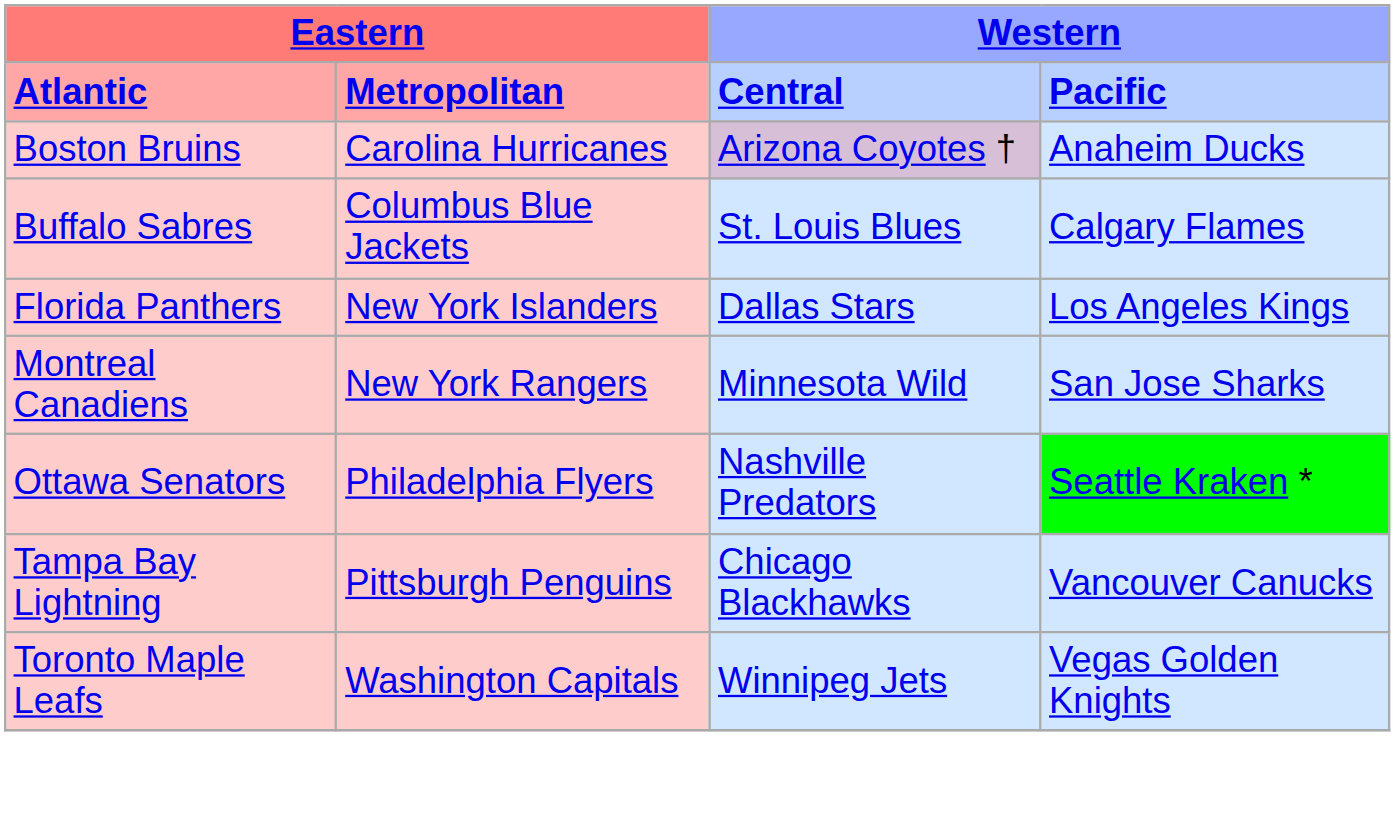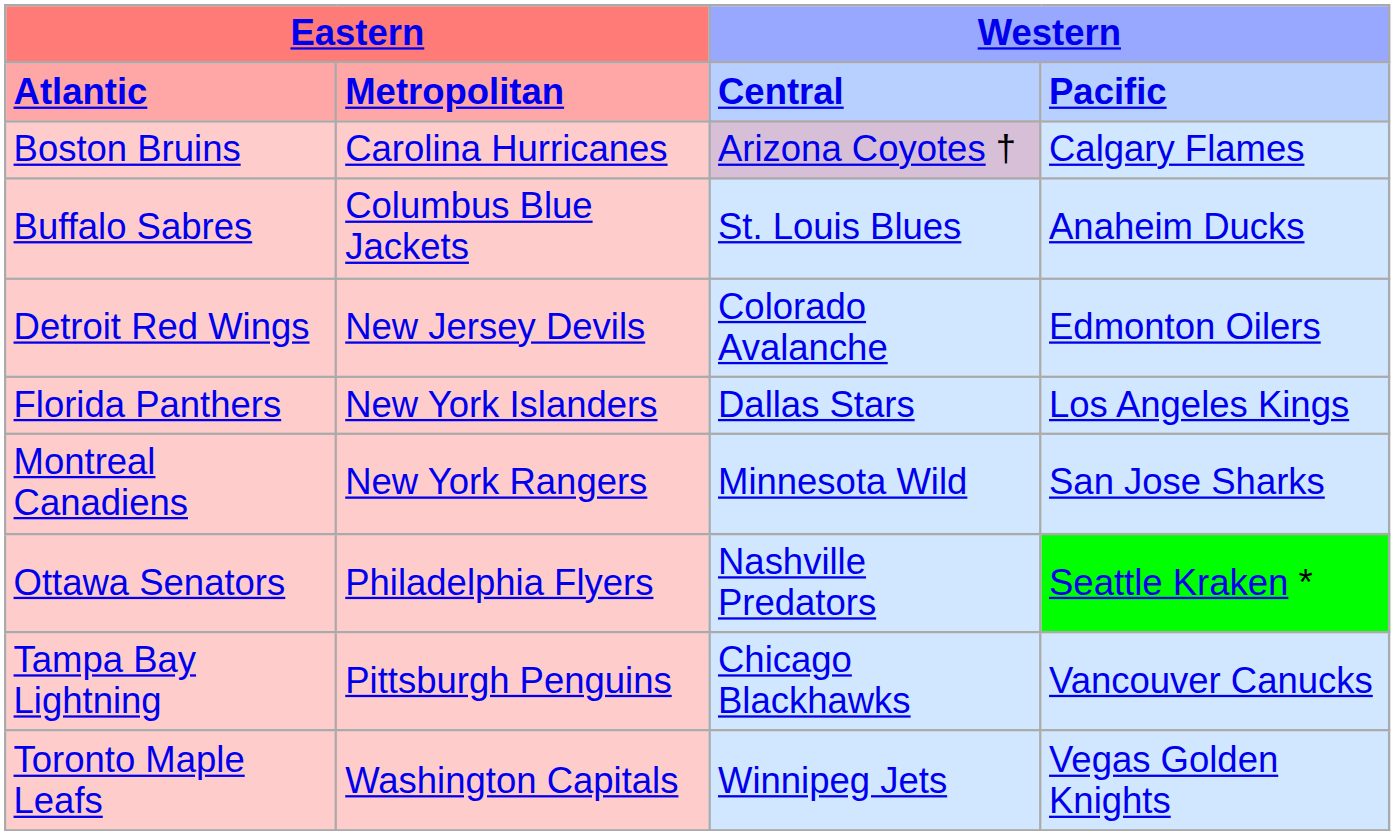(1177, 149) Anaheim Ducks -> (1177, 149) Calgary Flames
(1177, 227) Calgary Flames -> (1177, 227) Anaheim Ducks
+ row: (162, 326)
